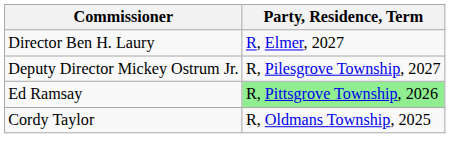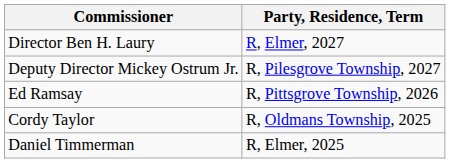(342, 94) lightgreen background -> (342, 94) no background
+ row: (71, 145)
